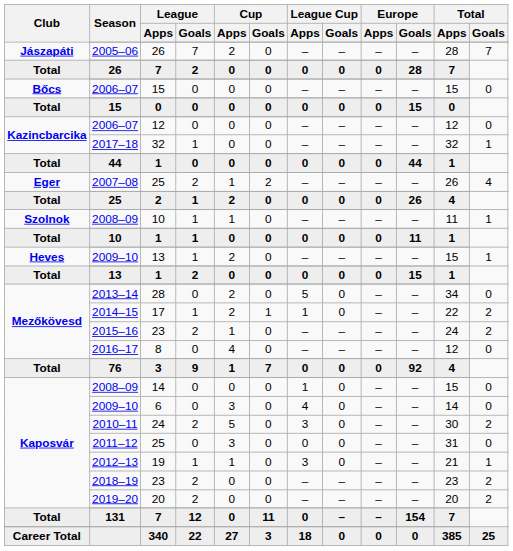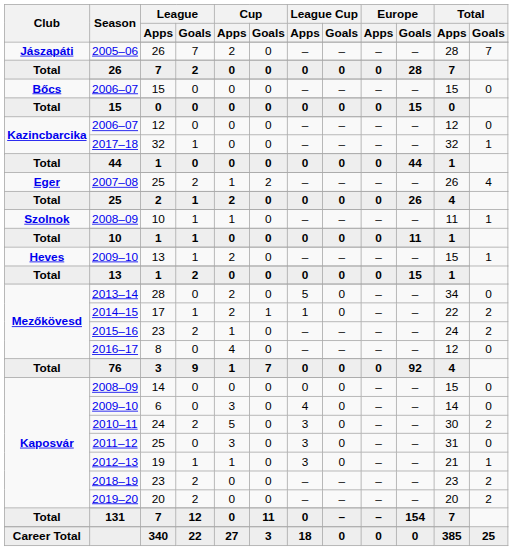(305, 387) 1 -> (305, 387) 0
(305, 443) 0 -> (305, 443) 3
